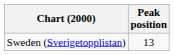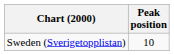(149, 42) 13 -> (149, 42) 10
